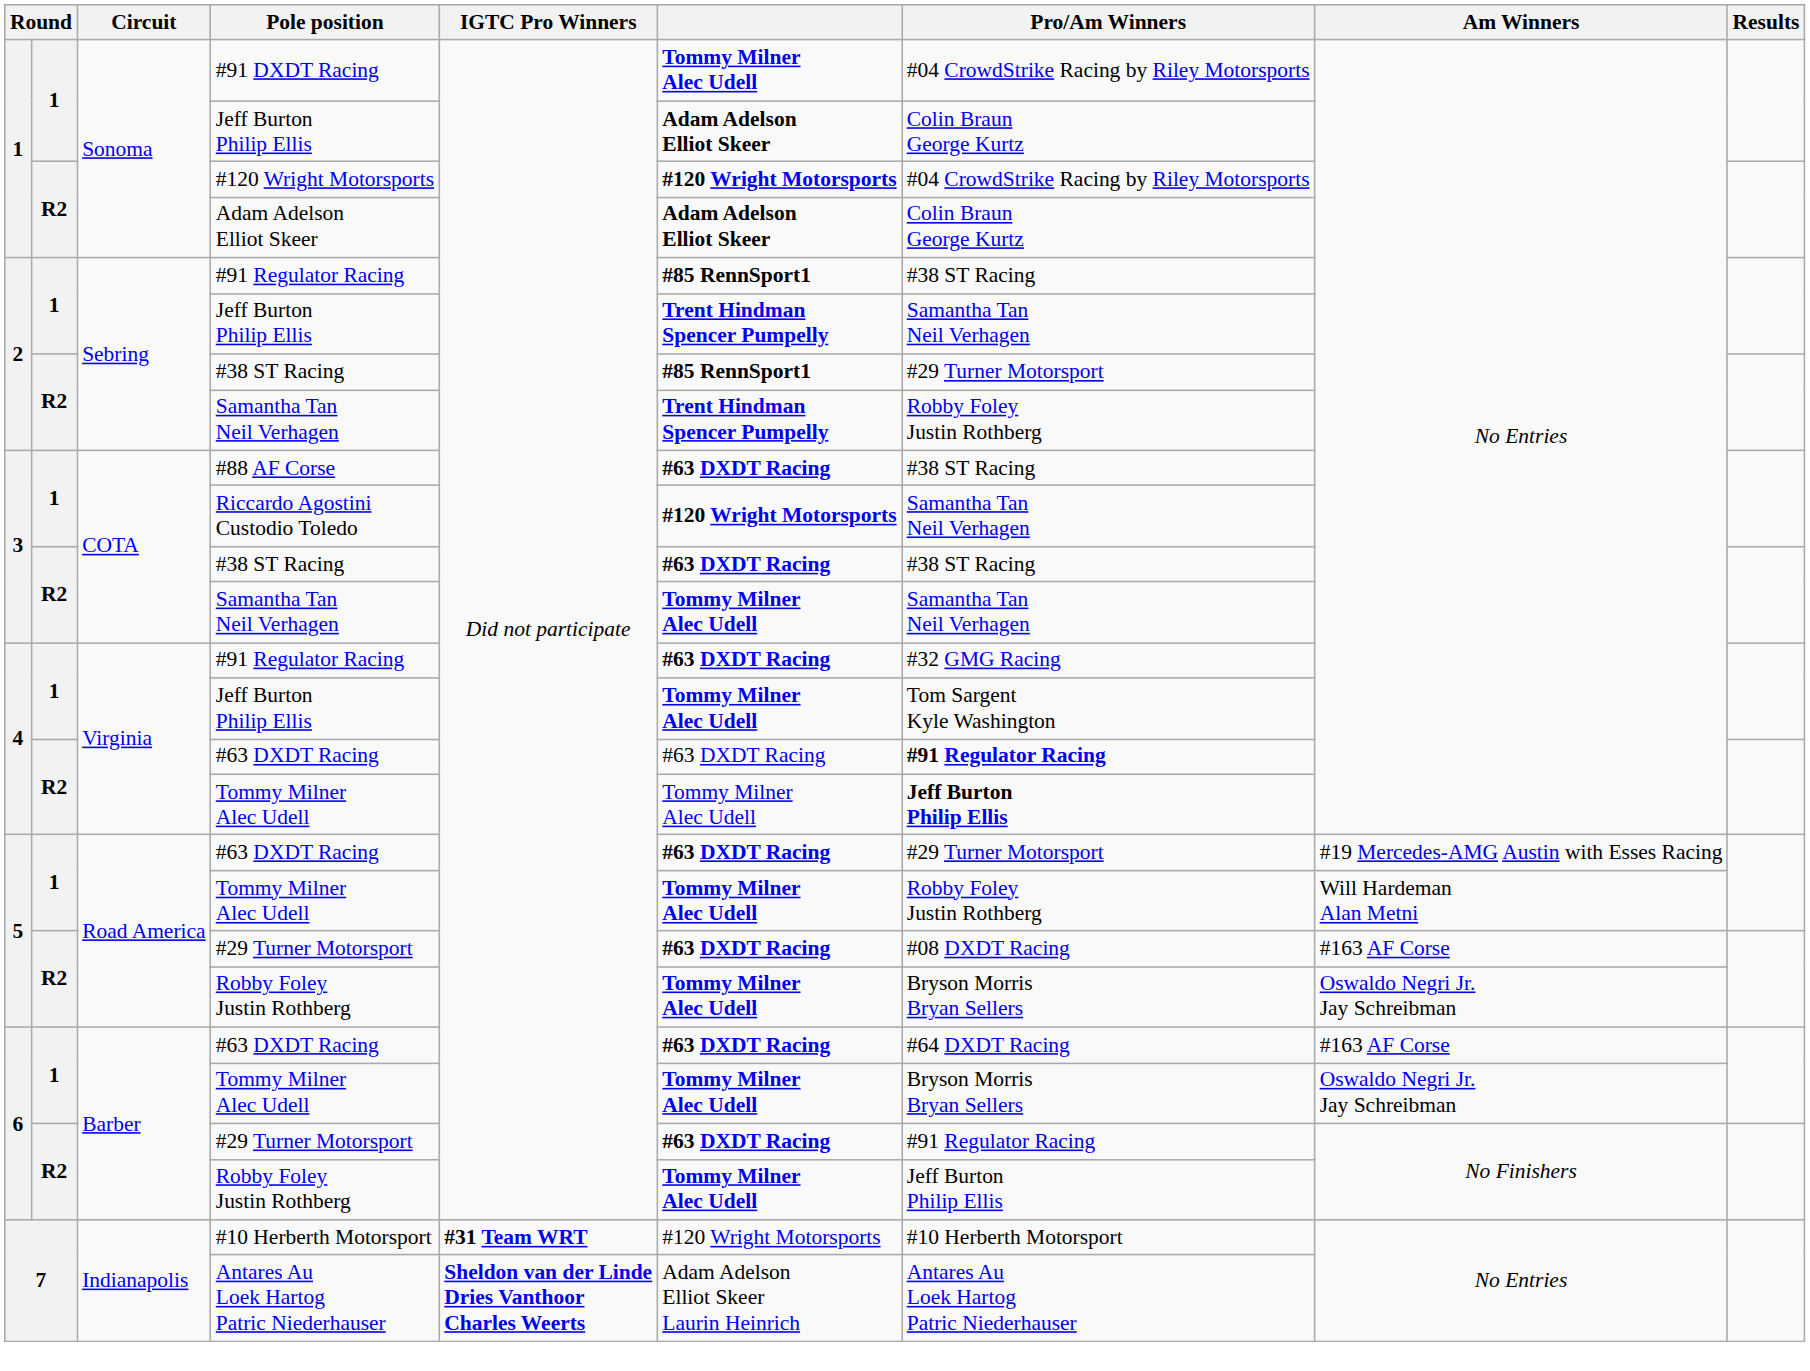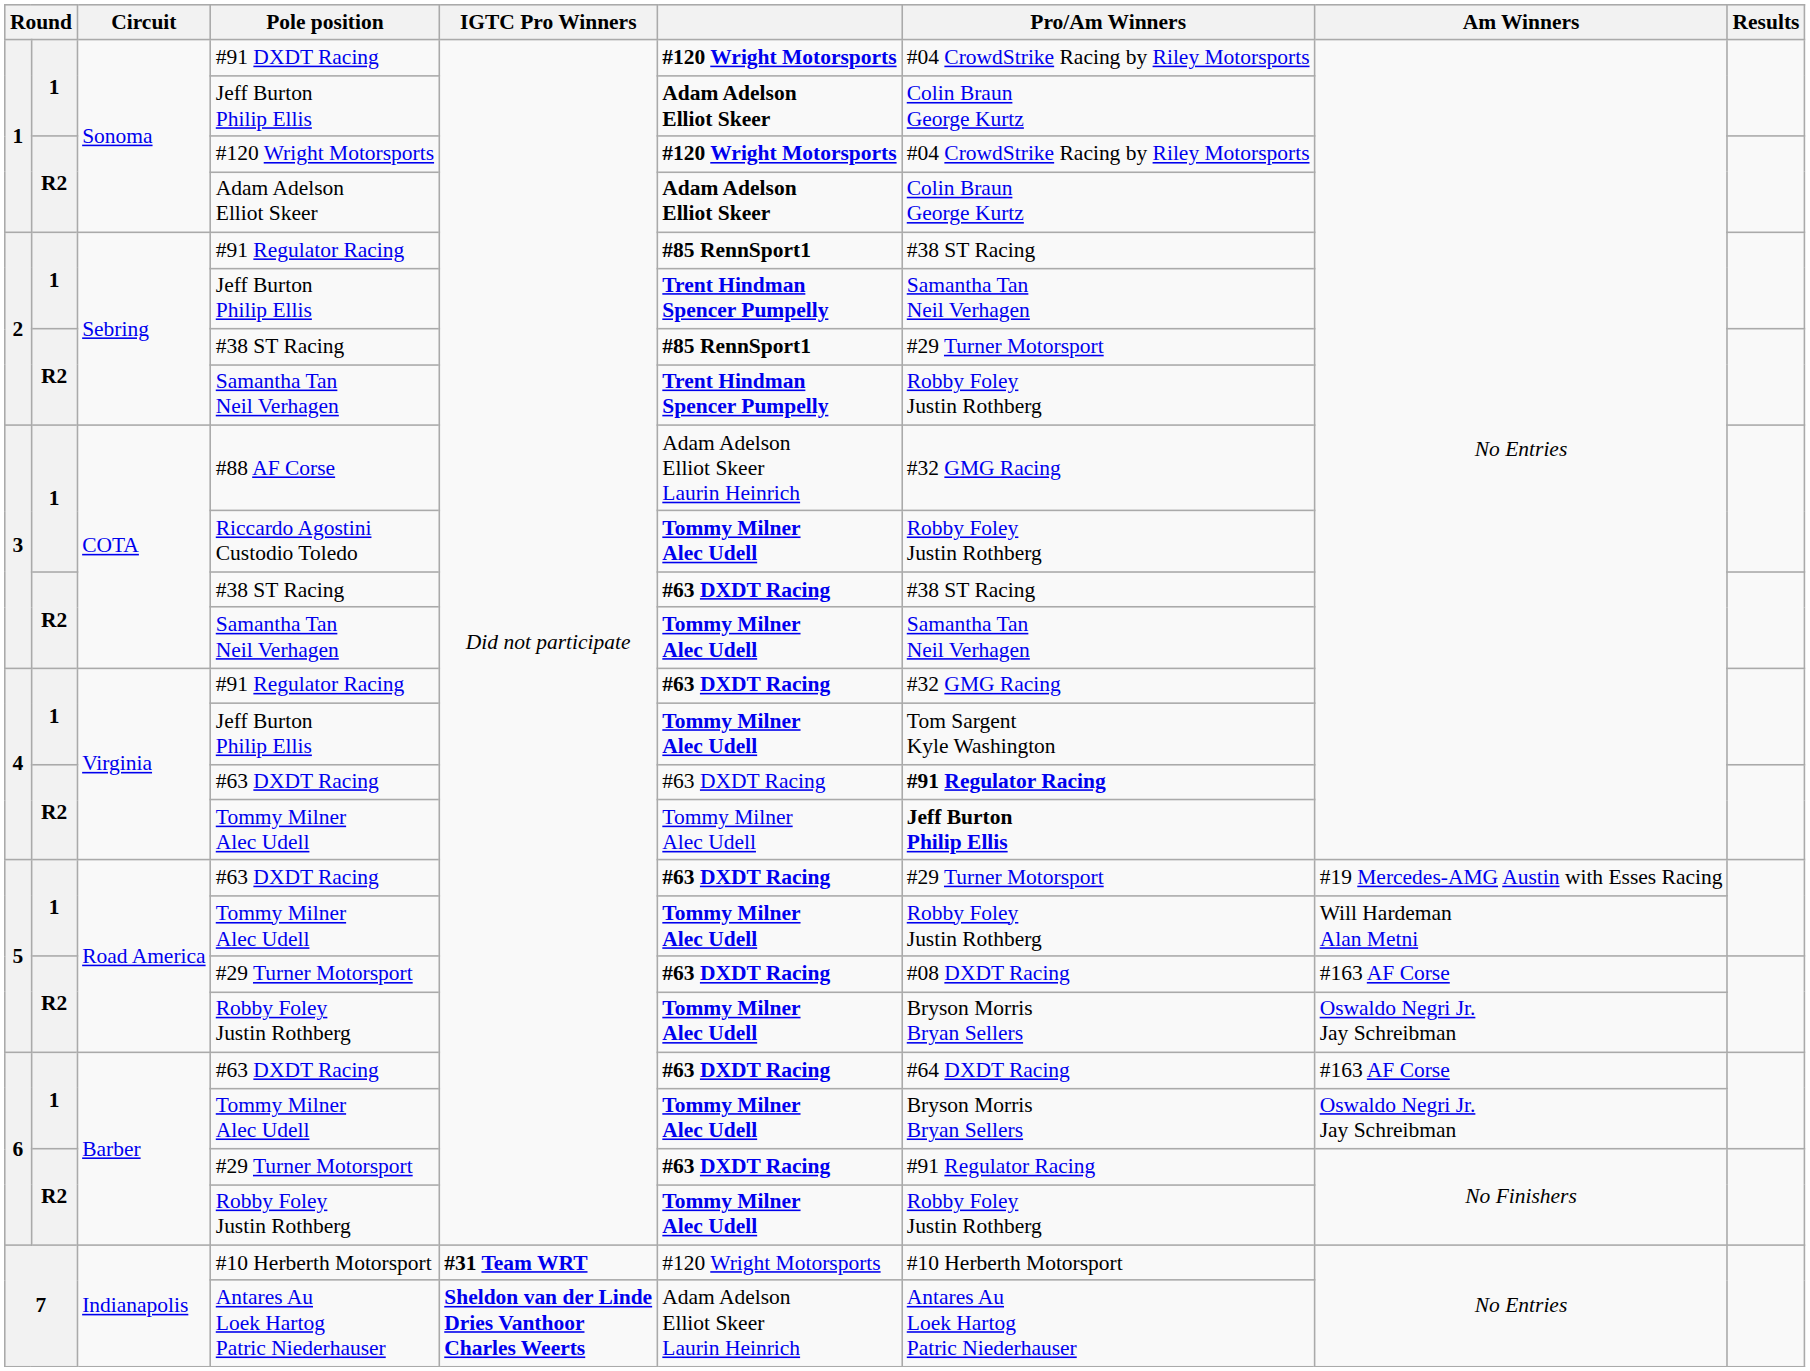(731, 69) Tommy Milner Alec Udell -> (779, 57) #120 Wright Motorsports
(746, 467) #63 DXDT Racing -> (731, 467) Adam Adelson Elliot Skeer Laurin Heinrich
(971, 467) #38 ST Racing -> (984, 467) #32 GMG Racing
(779, 515) #120 Wright Motorsports -> (731, 540) Tommy Milner Alec Udell
(968, 515) Samantha Tan Neil Verhagen -> (974, 540) Robby Foley Justin Rothberg
(955, 1188) Jeff Burton Philip Ellis -> (974, 1213) Robby Foley Justin Rothberg
